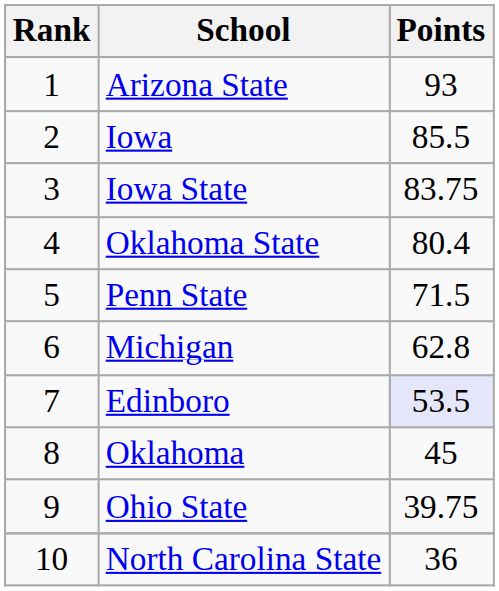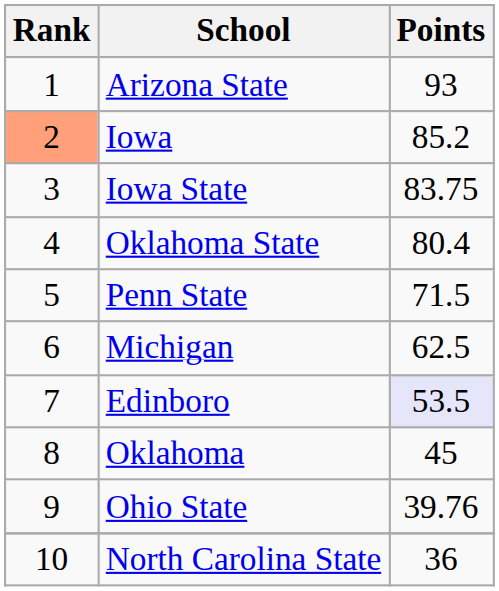(52, 136) no background -> (52, 136) lightsalmon background
(441, 136) 85.5 -> (441, 136) 85.2
(441, 347) 62.8 -> (441, 347) 62.5
(441, 505) 39.75 -> (441, 505) 39.76
